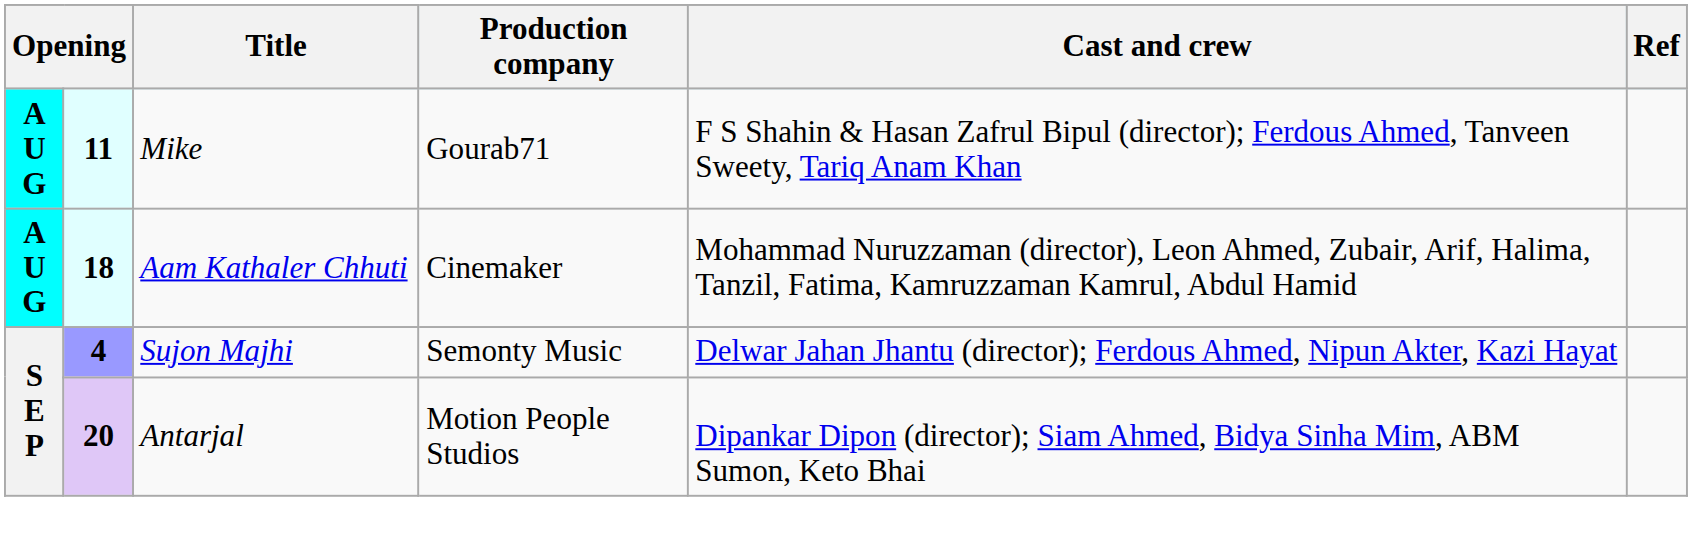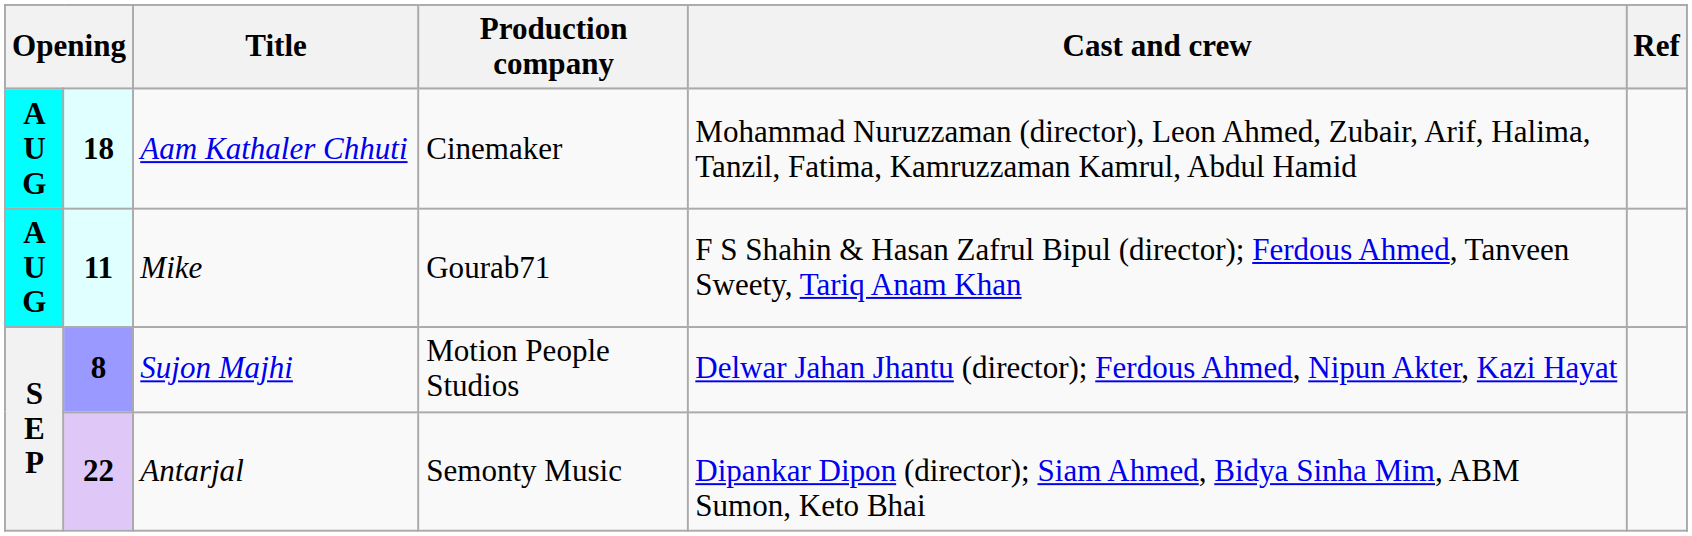rows swapped: (171, 148) <-> (274, 267)
(98, 351) 4 -> (98, 368) 8
(524, 351) Semonty Music -> (518, 368) Motion People Studios
(98, 435) 20 -> (98, 470) 22
(518, 435) Motion People Studios -> (524, 470) Semonty Music
